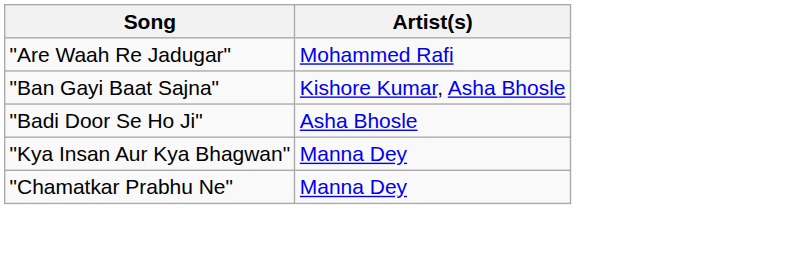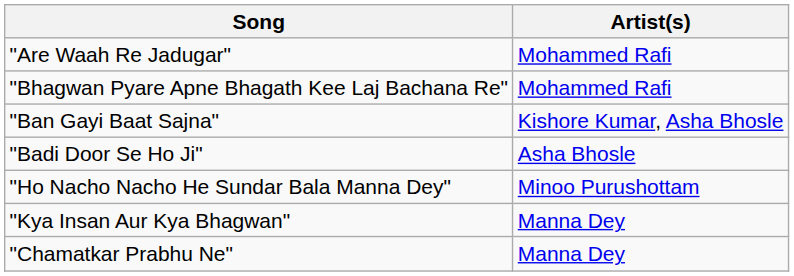+ row: (259, 88)
+ row: (230, 188)
